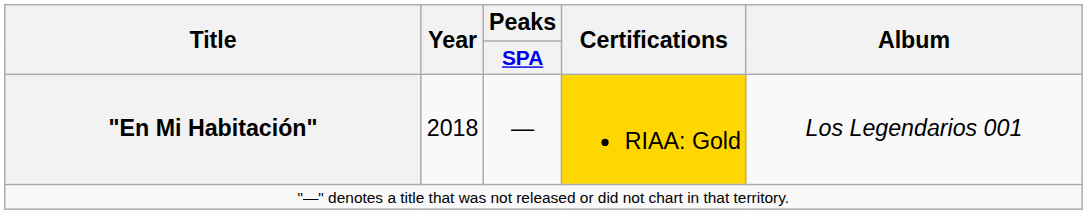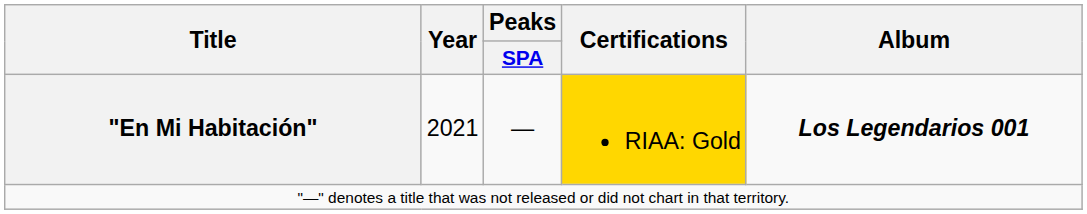(453, 128) 2018 -> (453, 128) 2021
(914, 128) normal -> (914, 128) bold
